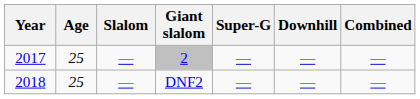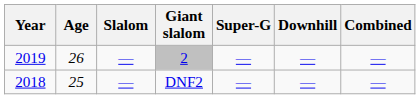(30, 57) 2017 -> (30, 57) 2019
(76, 57) 25 -> (76, 57) 26
